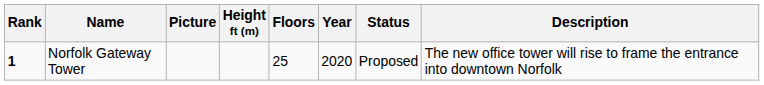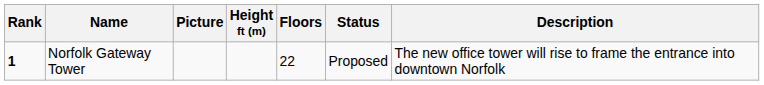- column: (337, 23)
(280, 61) 25 -> (287, 61) 22
